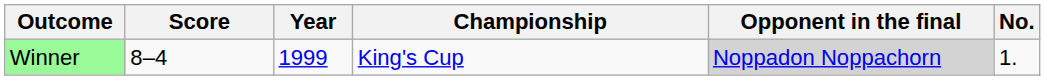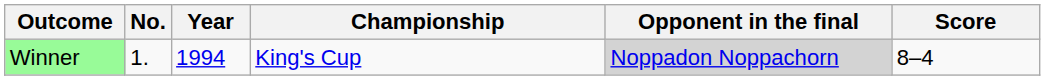columns swapped: (1017, 22) <-> (199, 22)
(303, 57) 1999 -> (201, 57) 1994
